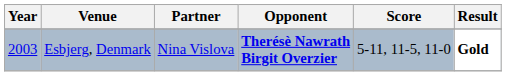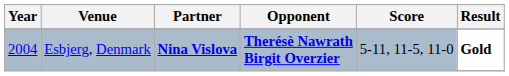(23, 49) 2003 -> (23, 49) 2004
(196, 49) normal -> (197, 49) bold
